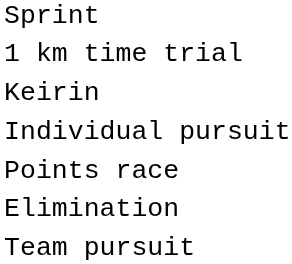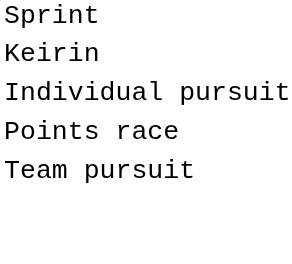- row: (123, 54)
- row: (92, 209)
